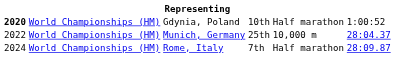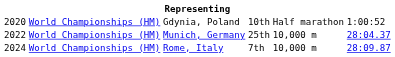(15, 22) bold -> (15, 22) normal
(308, 48) Half marathon -> (295, 48) 10,000 m
